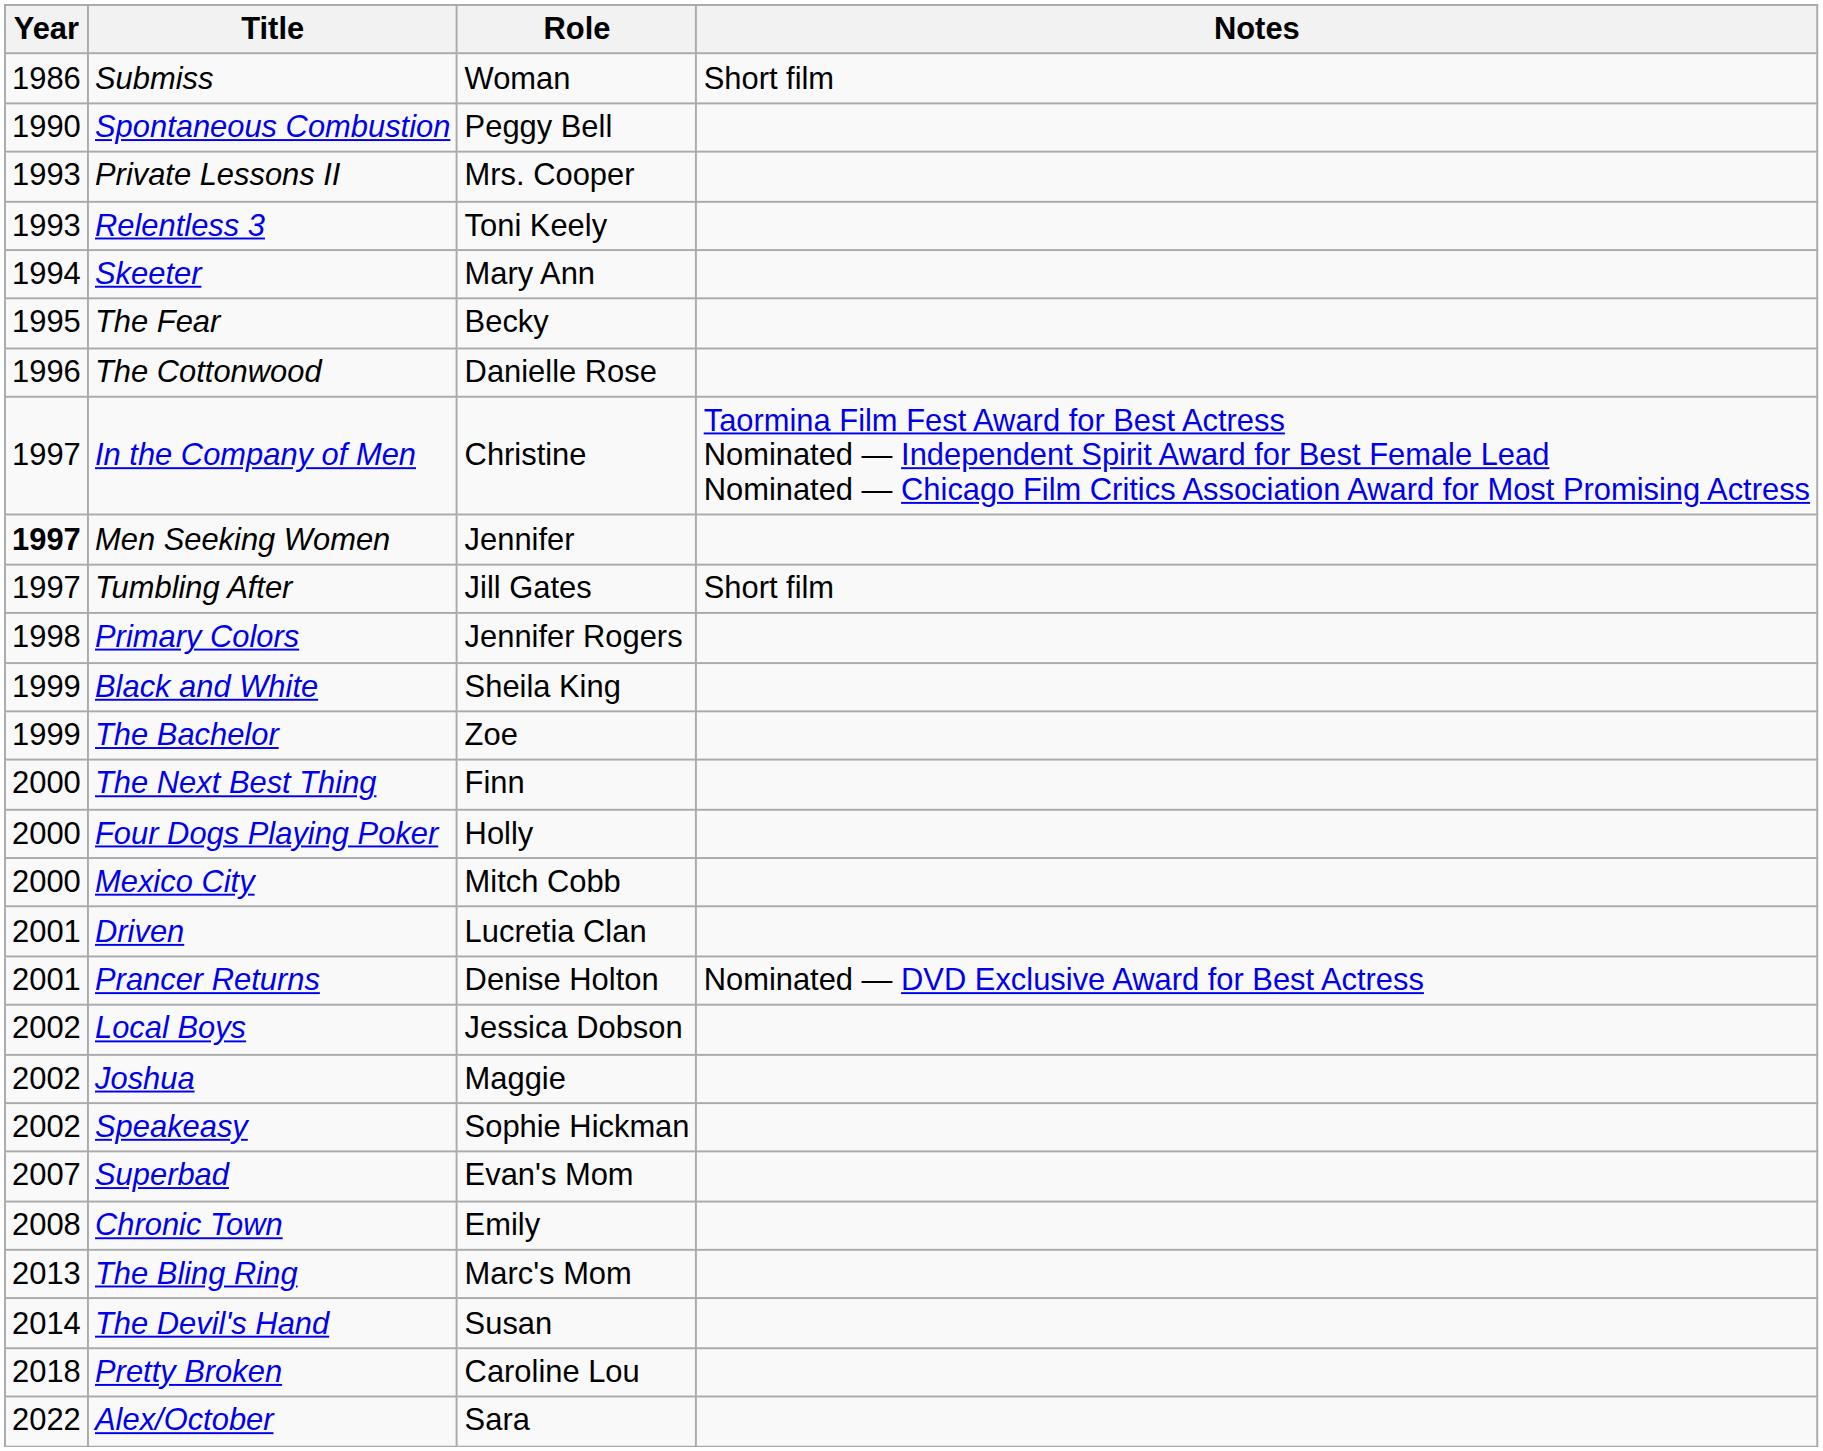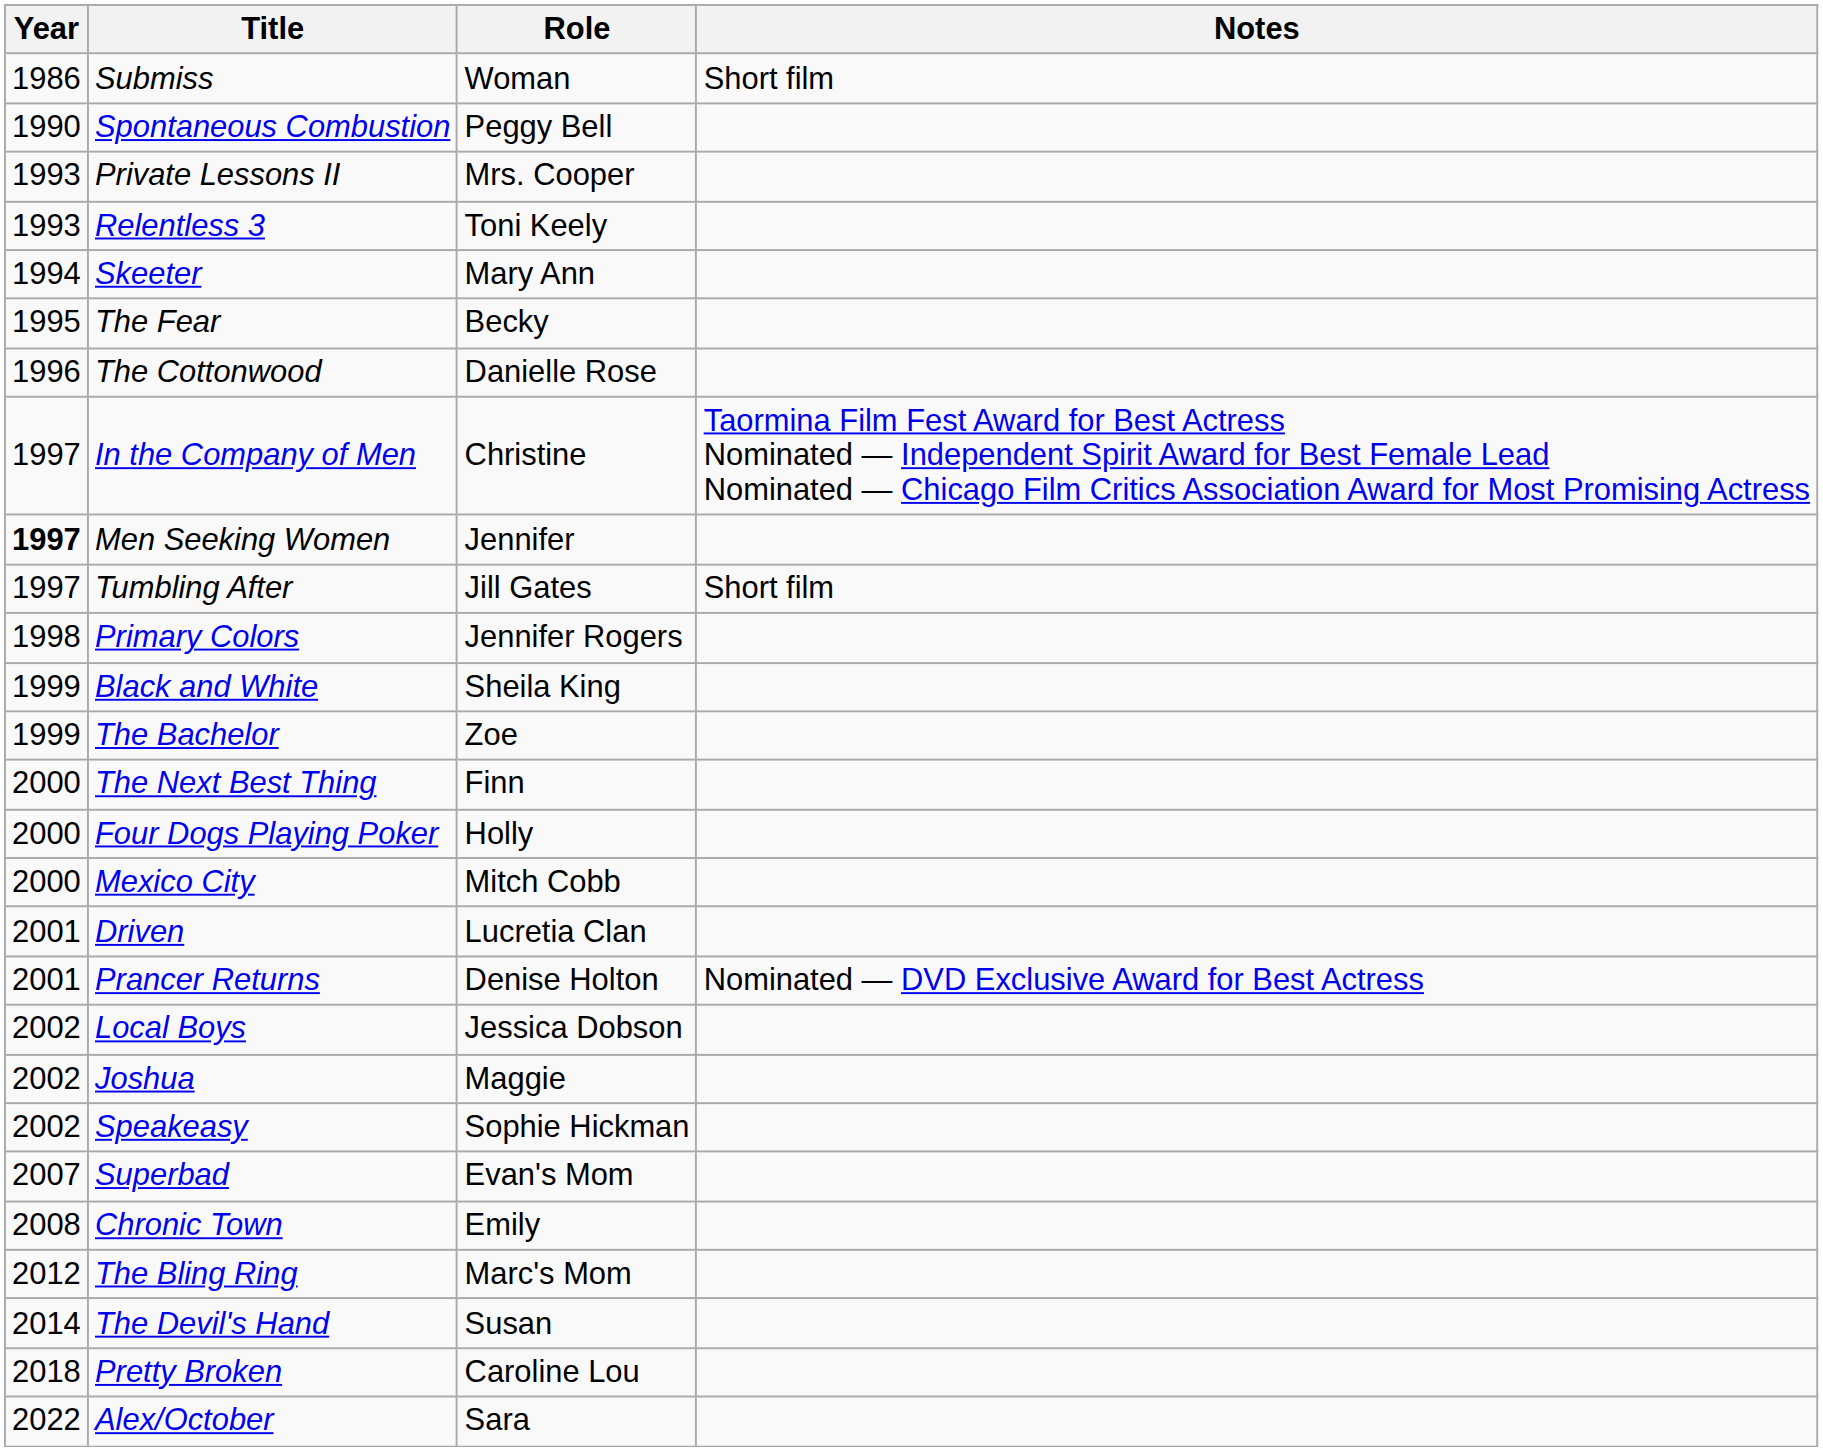(46, 1273) 2013 -> (46, 1273) 2012
